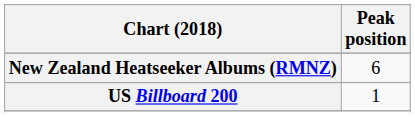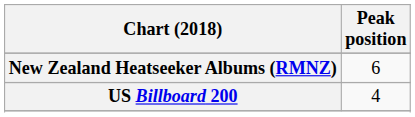(376, 96) 1 -> (376, 96) 4
